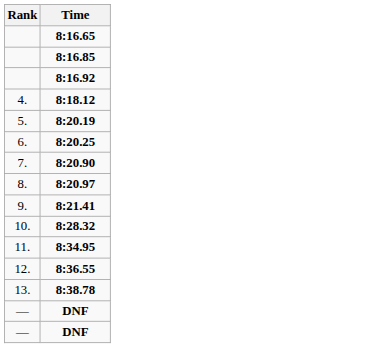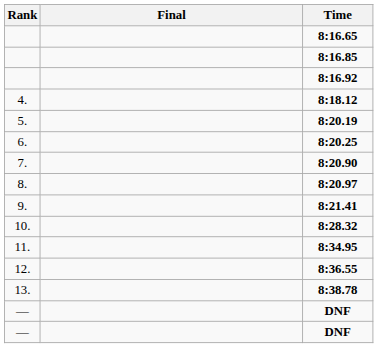+ column: (172, 15)
